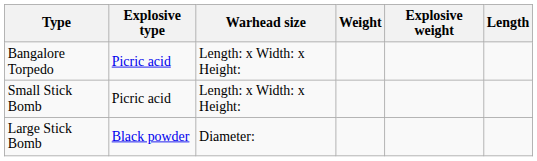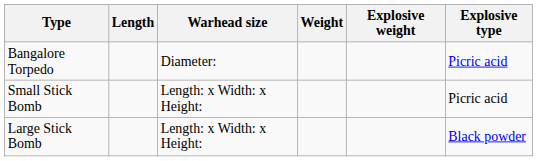columns swapped: (508, 23) <-> (152, 23)
(252, 61) Length: x Width: x Height: -> (188, 61) Diameter:
(227, 136) Diameter: -> (213, 136) Length: x Width: x Height:
